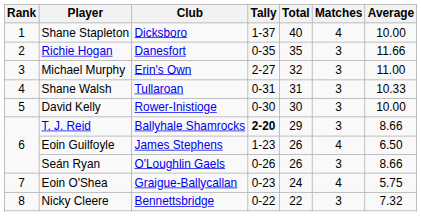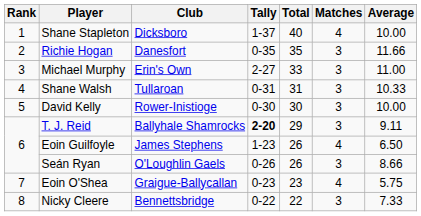(296, 70) 32 -> (296, 70) 33
(391, 126) 8.66 -> (391, 126) 9.11
(296, 182) 24 -> (296, 182) 23
(391, 201) 7.32 -> (391, 201) 7.33
